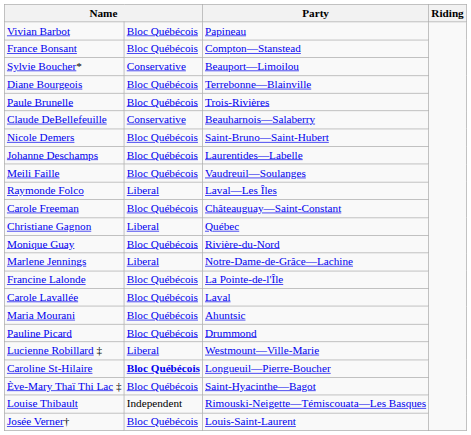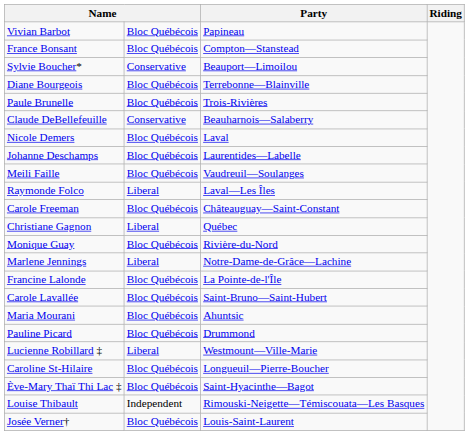(267, 137) Saint-Bruno—Saint-Hubert -> (216, 137) Laval
(218, 297) Laval -> (265, 297) Saint-Bruno—Saint-Hubert
(163, 368) bold -> (162, 368) normal
